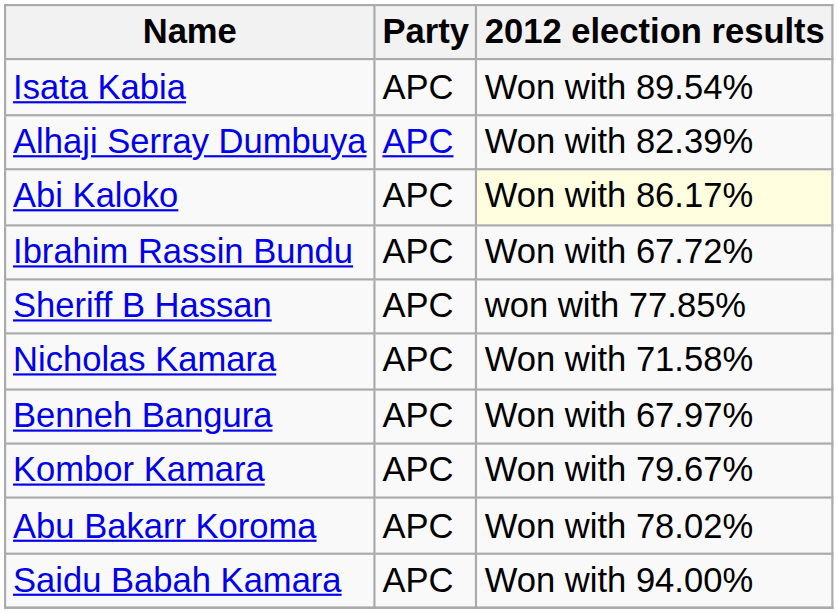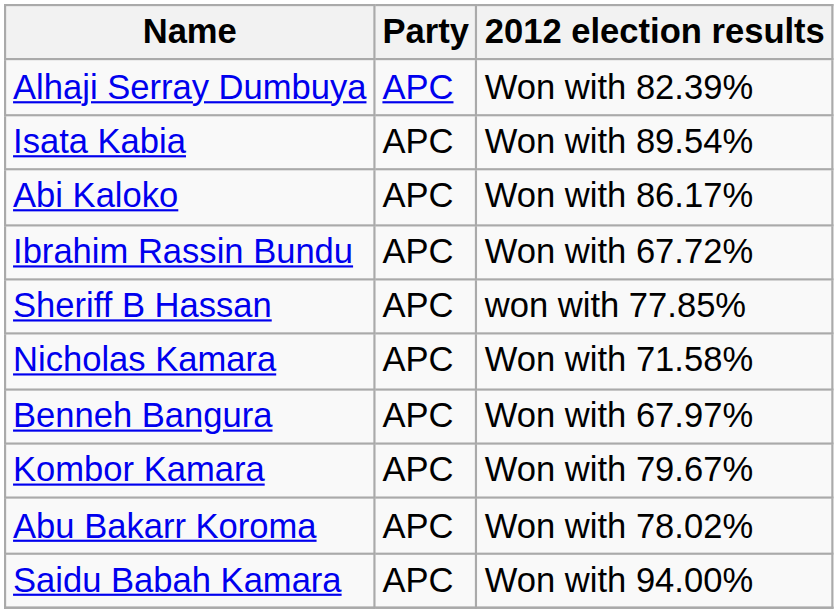rows swapped: (190, 141) <-> (100, 86)
(619, 196) lightyellow background -> (619, 196) no background
